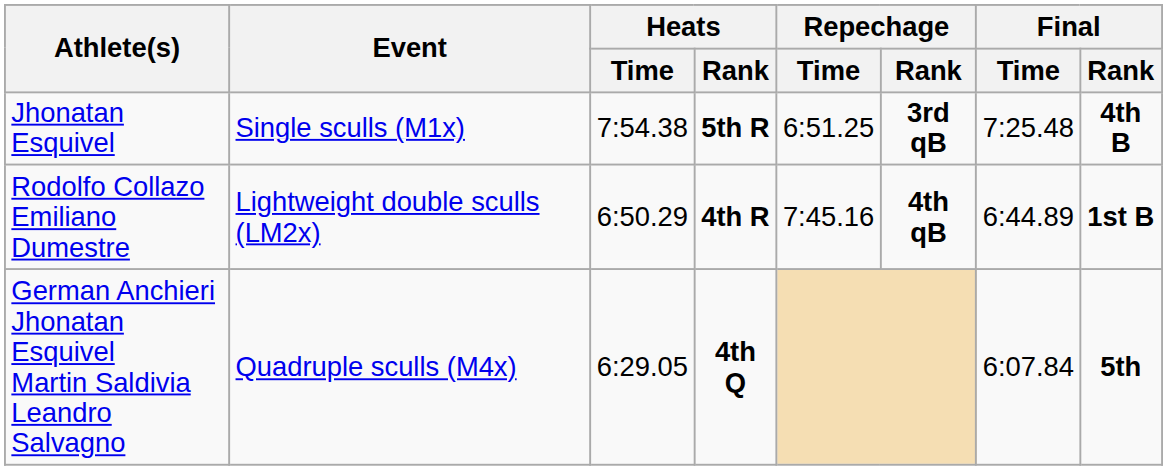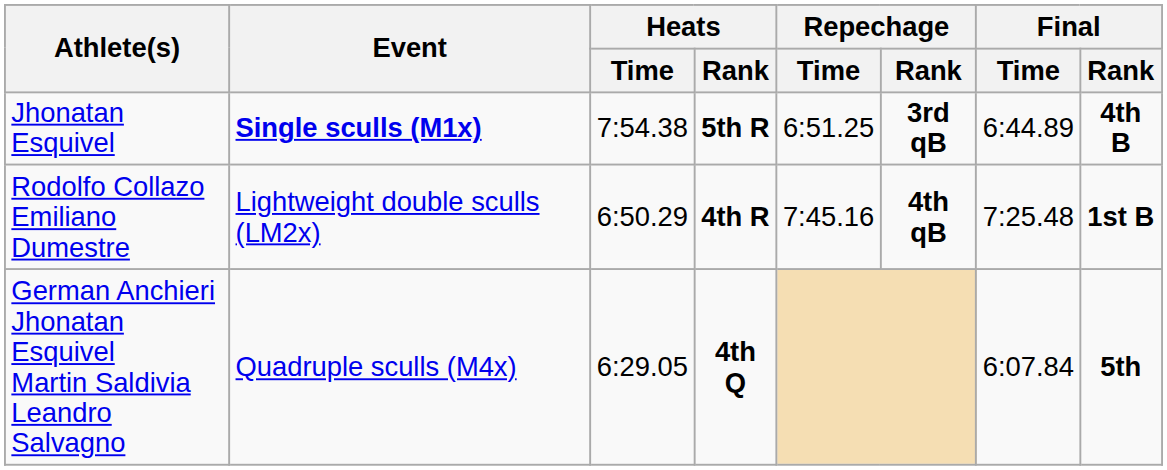(350, 129) normal -> (359, 129) bold
(1028, 129) 7:25.48 -> (1028, 129) 6:44.89
(1028, 217) 6:44.89 -> (1028, 217) 7:25.48
